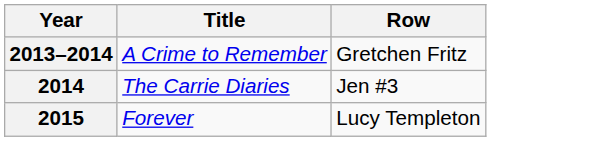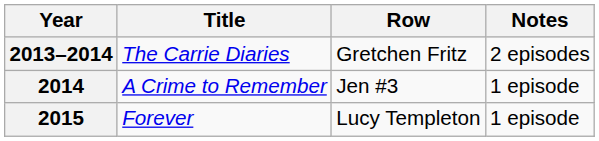+ column: (540, 20)
(225, 53) A Crime to Remember -> (206, 53) The Carrie Diaries
(206, 86) The Carrie Diaries -> (225, 86) A Crime to Remember
